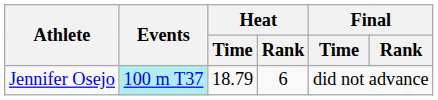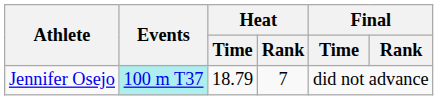(283, 80) 6 -> (283, 80) 7
